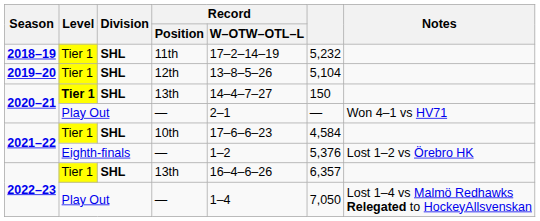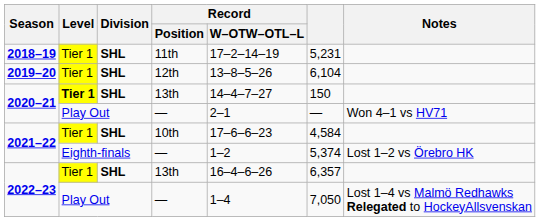(325, 53) 5,232 -> (325, 53) 5,231
(325, 73) 5,104 -> (325, 73) 6,104
(325, 152) 5,376 -> (325, 152) 5,374
